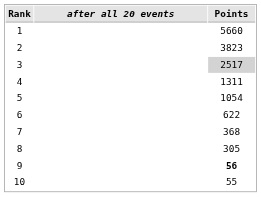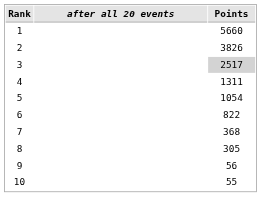(232, 48) 3823 -> (232, 48) 3826
(232, 115) 622 -> (232, 115) 822
(232, 166) bold -> (232, 166) normal
